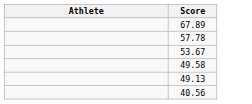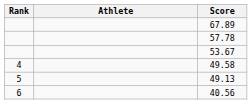+ column: (19, 11)
